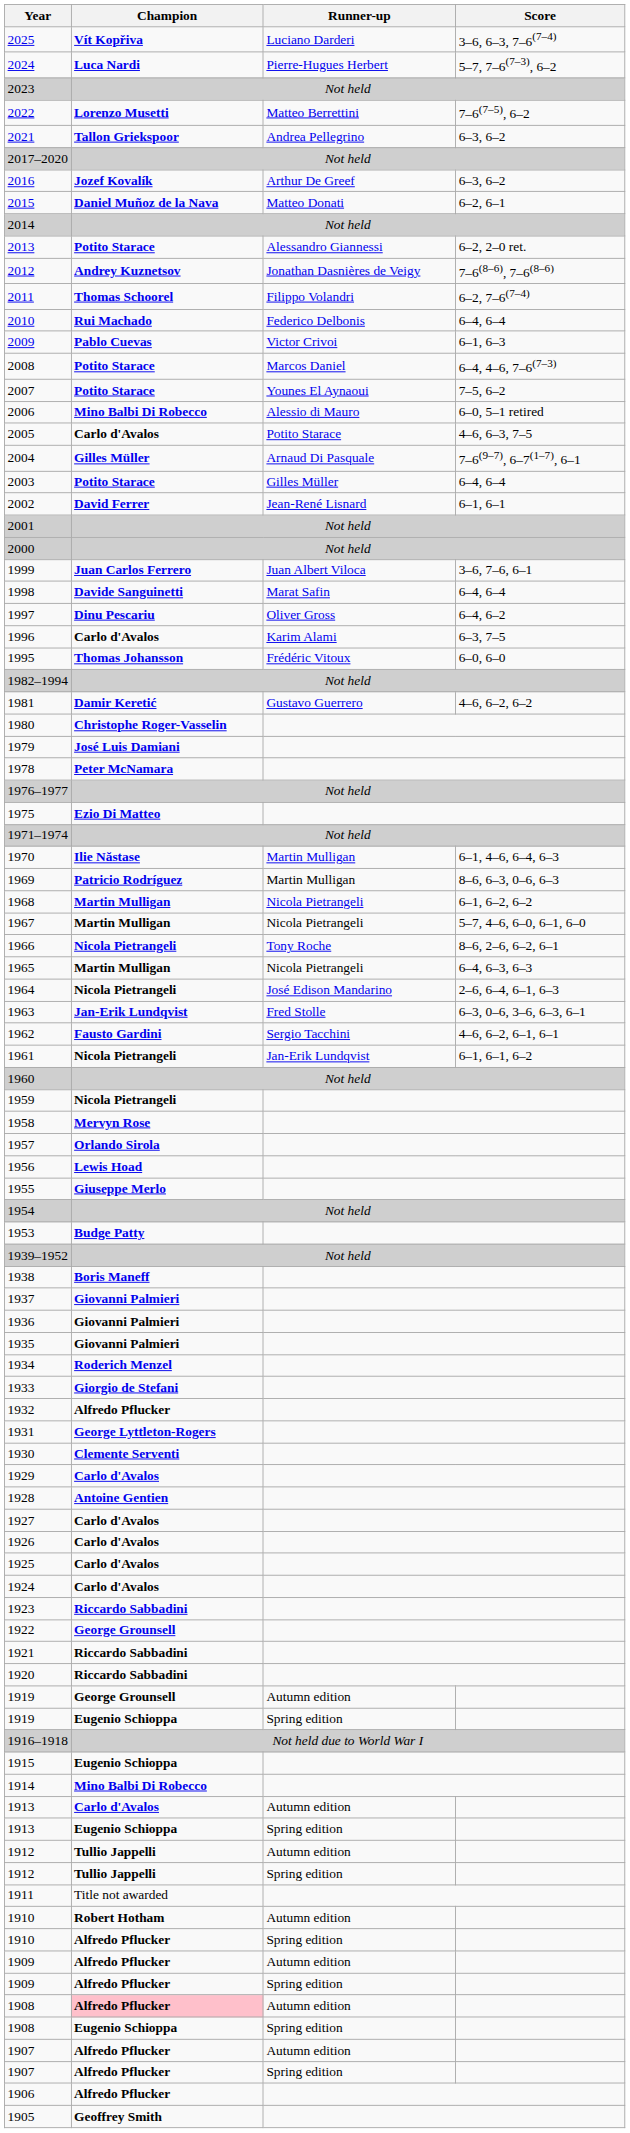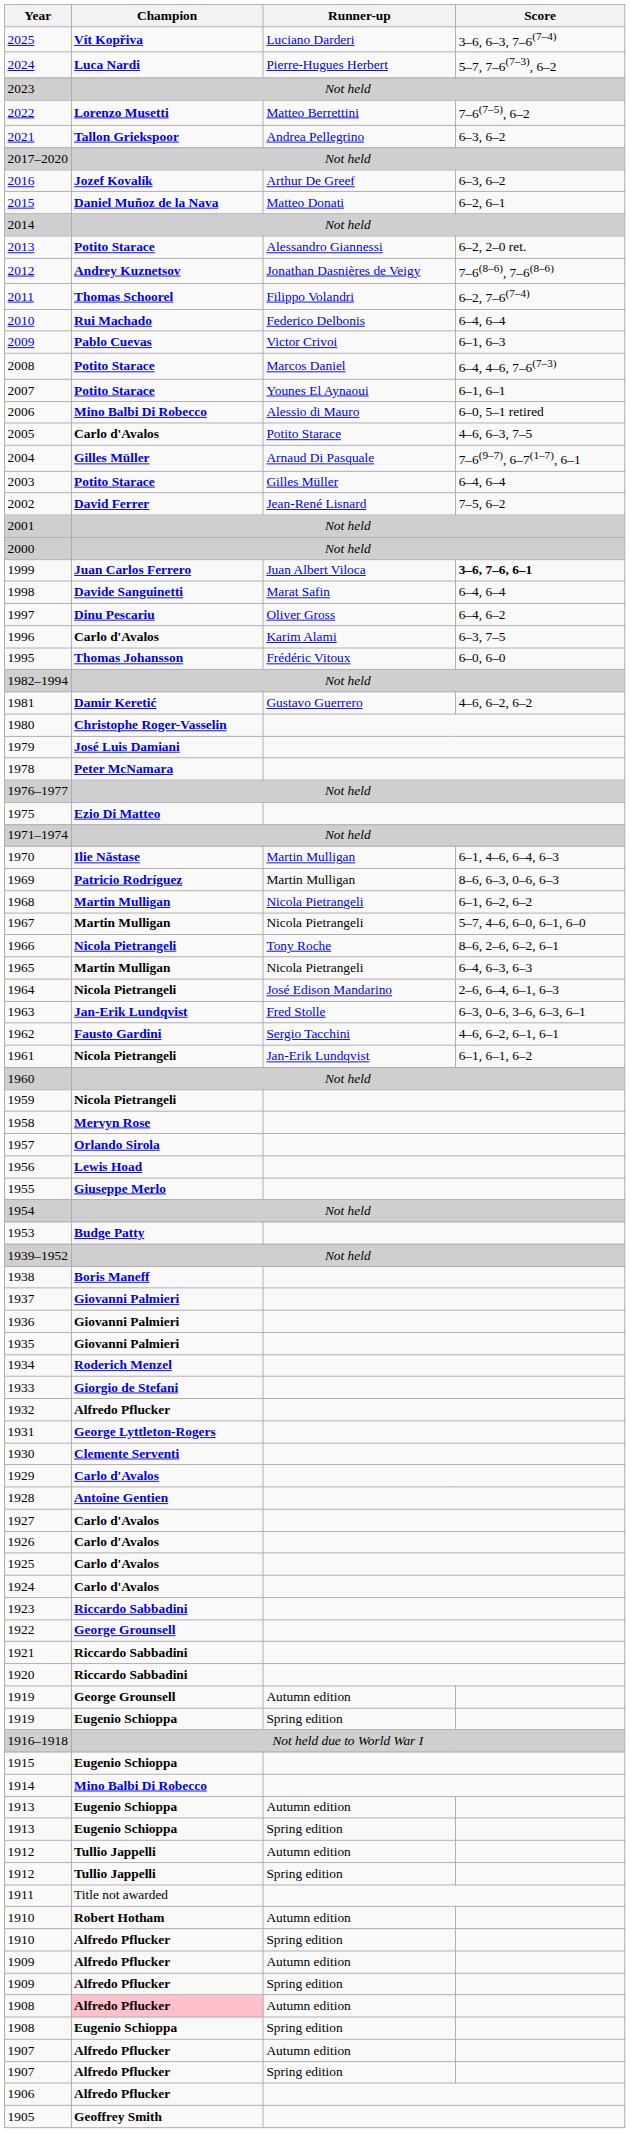(482, 390) 7–5, 6–2 -> (482, 390) 6–1, 6–1
(482, 504) 6–1, 6–1 -> (482, 504) 7–5, 6–2
(495, 570) normal -> (495, 570) bold
(117, 1807) Carlo d'Avalos -> (126, 1807) Eugenio Schioppa
